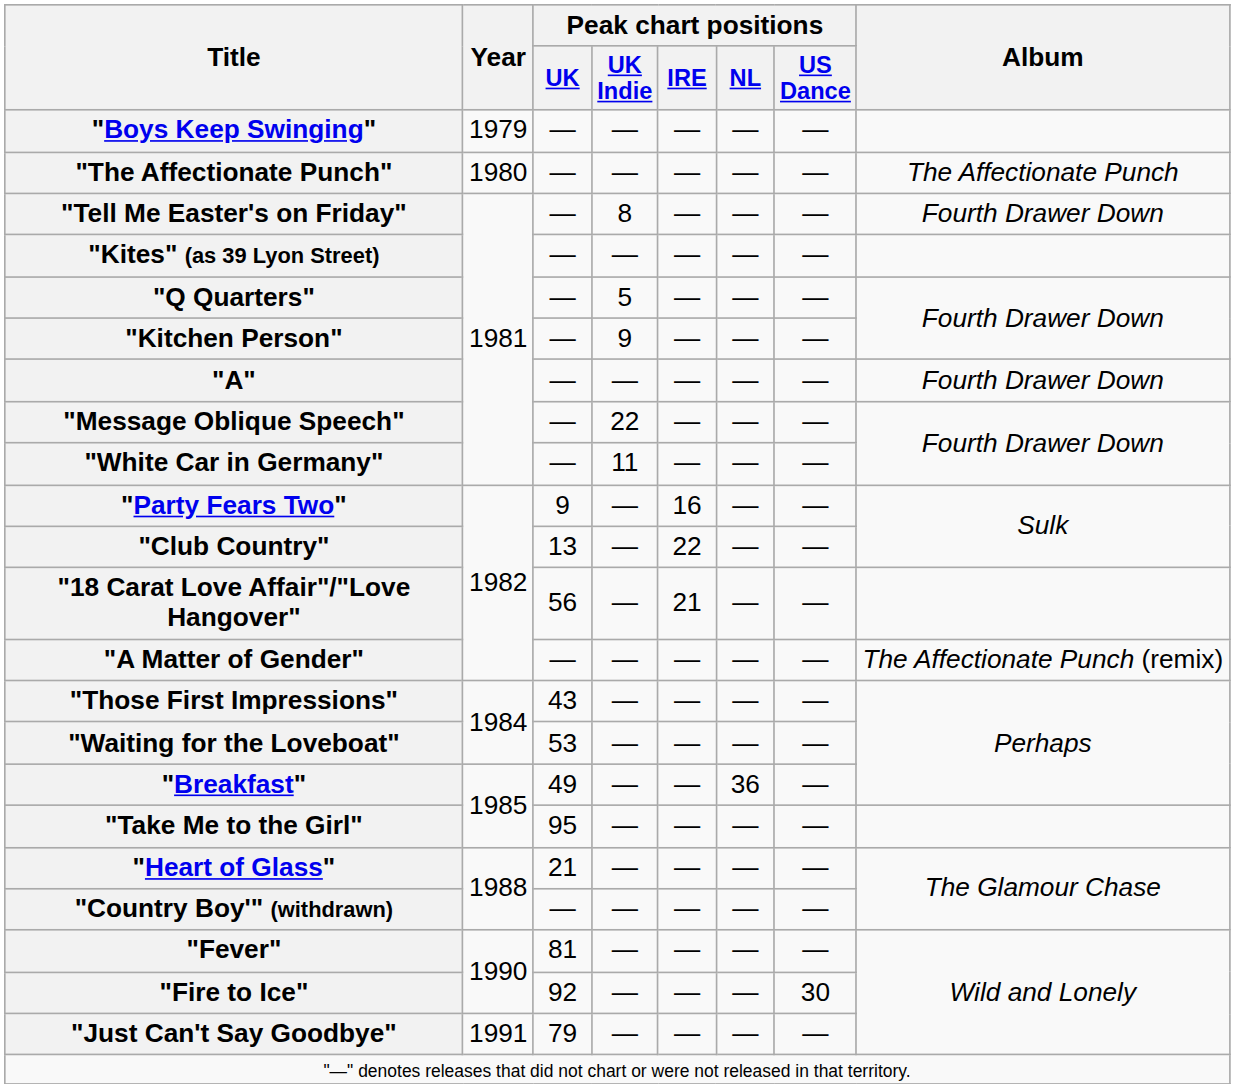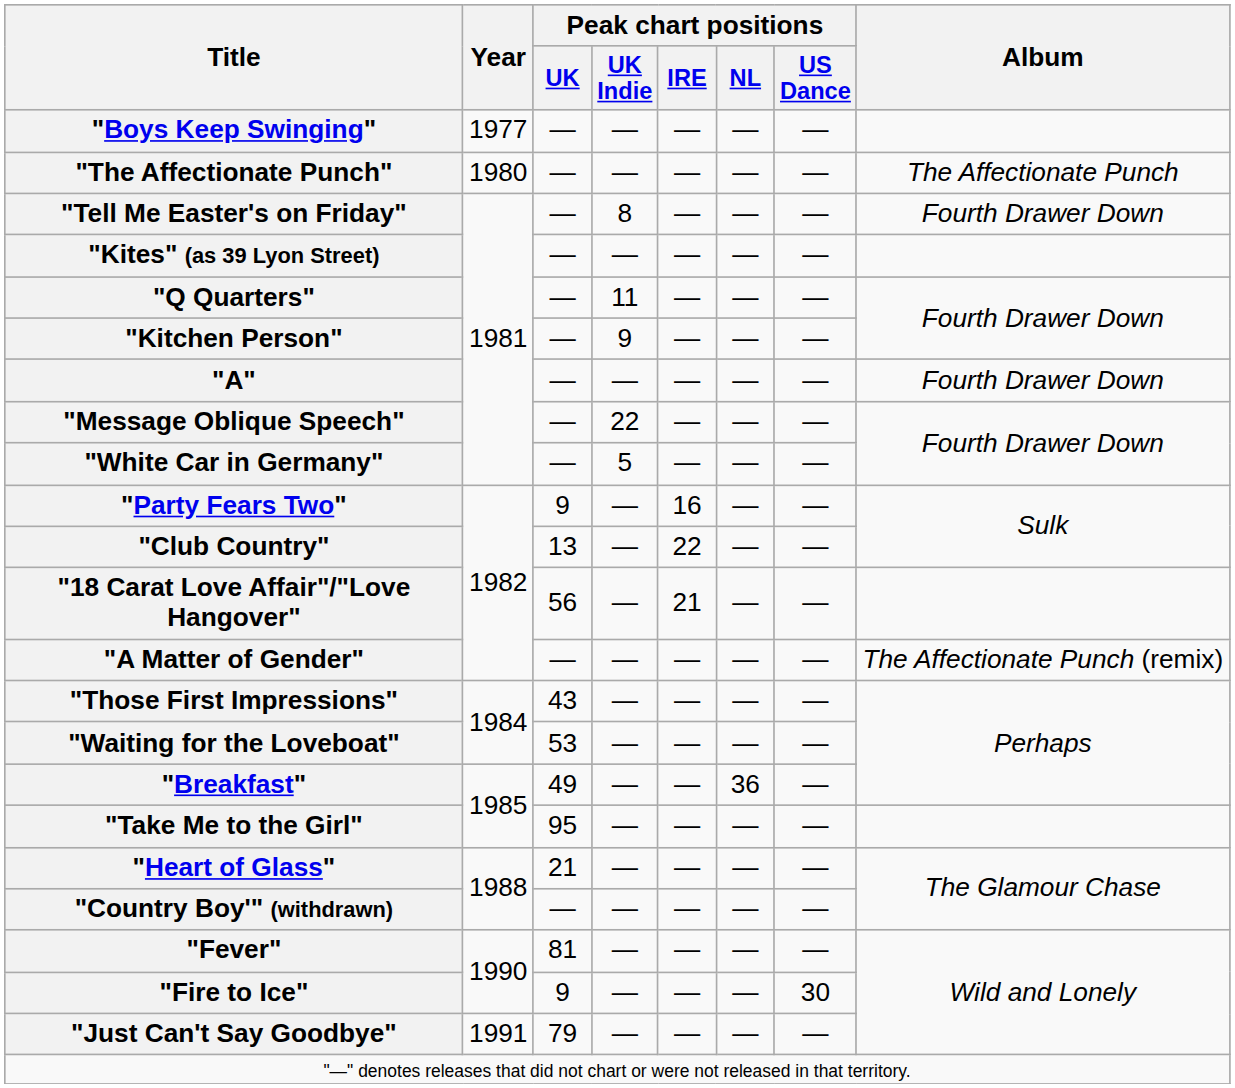(498, 130) 1979 -> (498, 130) 1977
(625, 296) 5 -> (625, 296) 11
(625, 463) 11 -> (625, 463) 5
(563, 992) 92 -> (563, 992) 9
